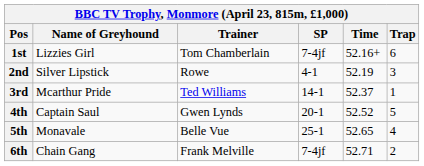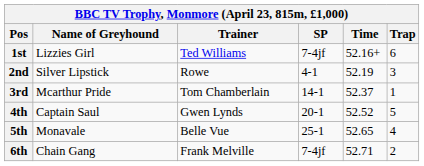(225, 53) Tom Chamberlain -> (213, 53) Ted Williams
(213, 92) Ted Williams -> (225, 92) Tom Chamberlain
